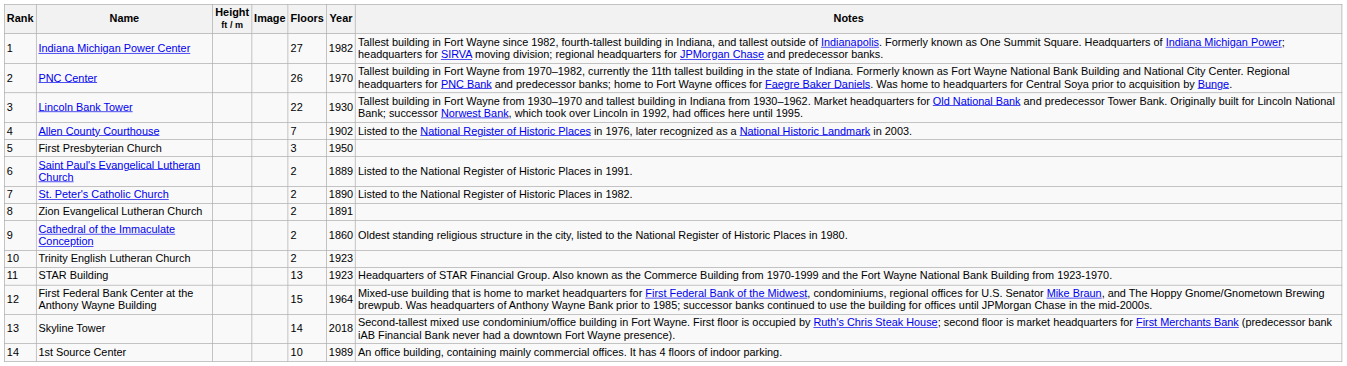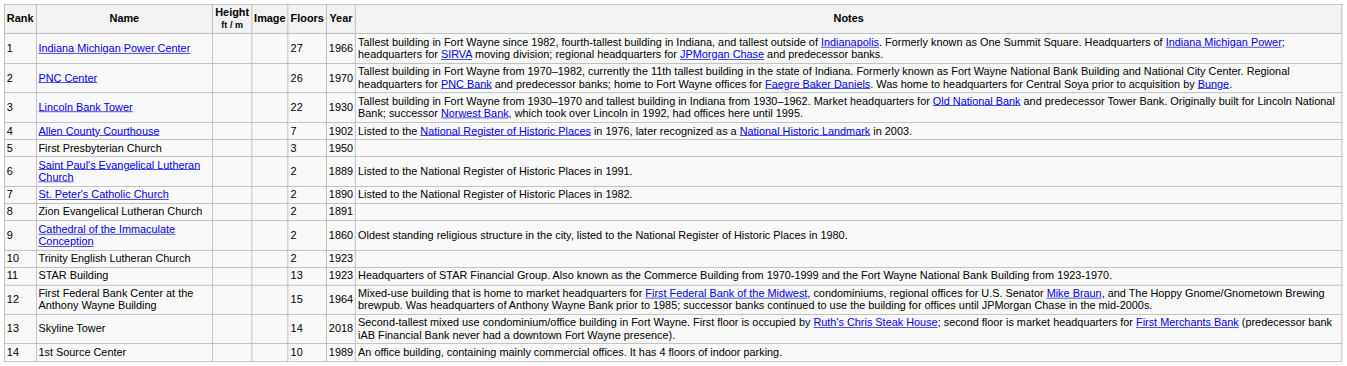(341, 48) 1982 -> (341, 48) 1966
